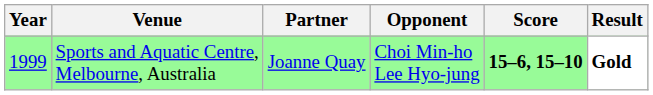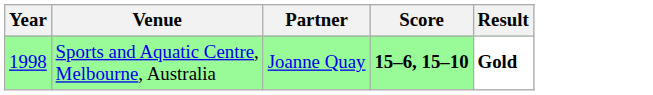- column: (427, 20)
(28, 62) 1999 -> (28, 62) 1998
